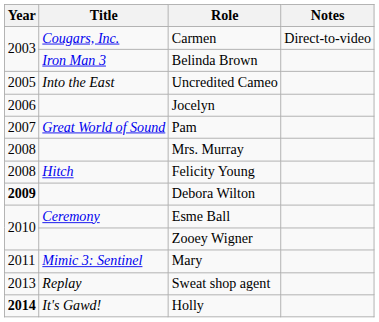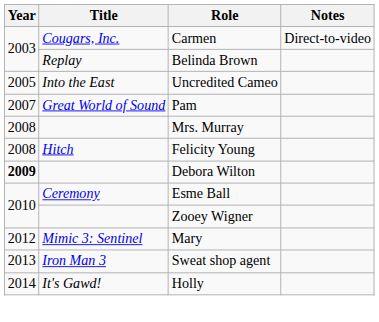(74, 60) Iron Man 3 -> (62, 60) Replay
- row: (193, 104)
(22, 261) 2011 -> (22, 238) 2012
(62, 283) Replay -> (74, 261) Iron Man 3
(22, 305) bold -> (22, 283) normal
